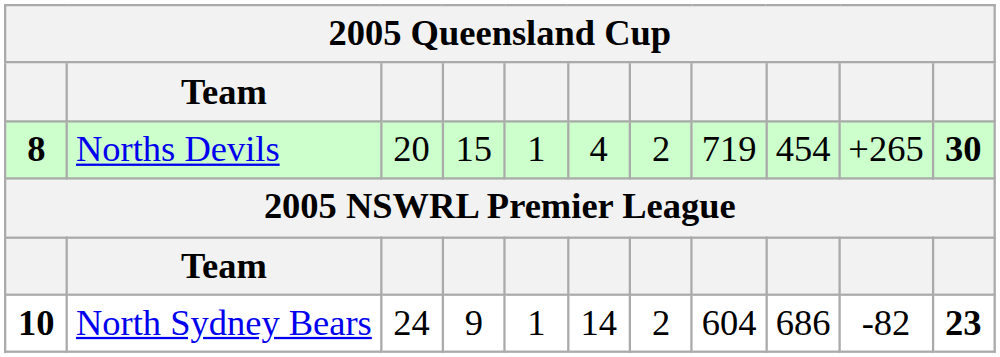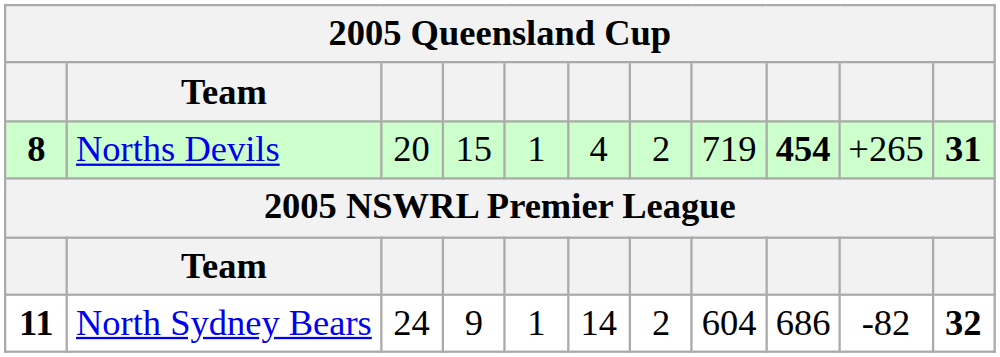(803, 149) normal -> (803, 149) bold
(963, 149) 30 -> (963, 149) 31
(36, 322) 10 -> (36, 322) 11
(963, 322) 23 -> (963, 322) 32
